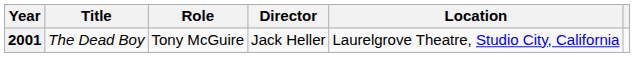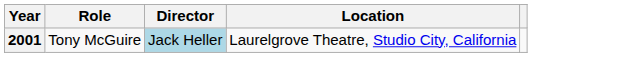- column: (96, 16)
(288, 40) no background -> (185, 40) lightblue background
